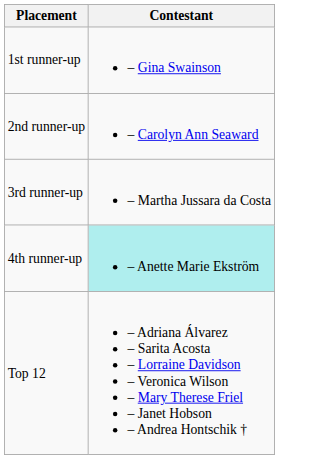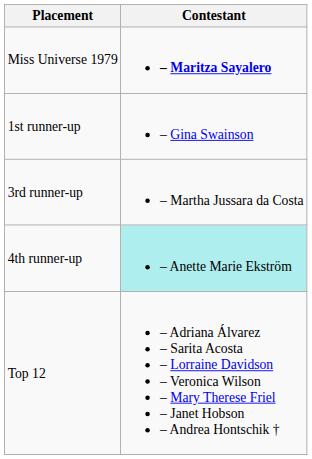+ row: (63, 60)
- row: (46, 126)
